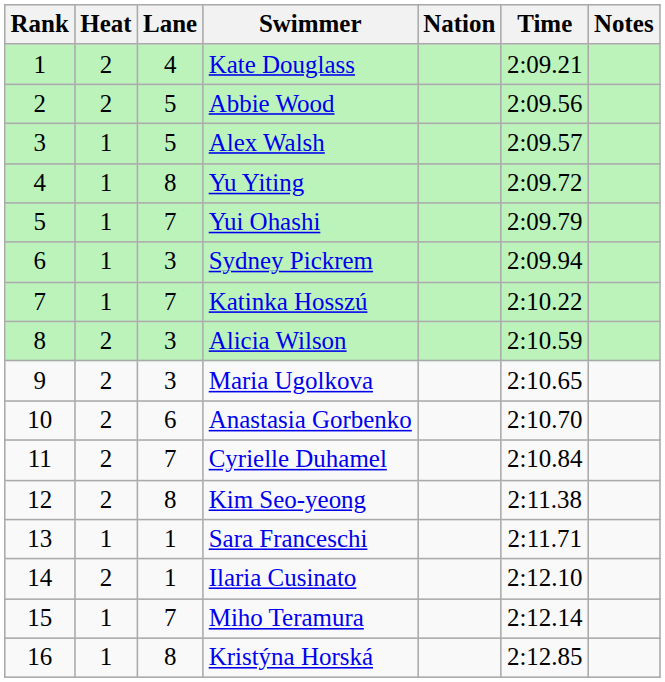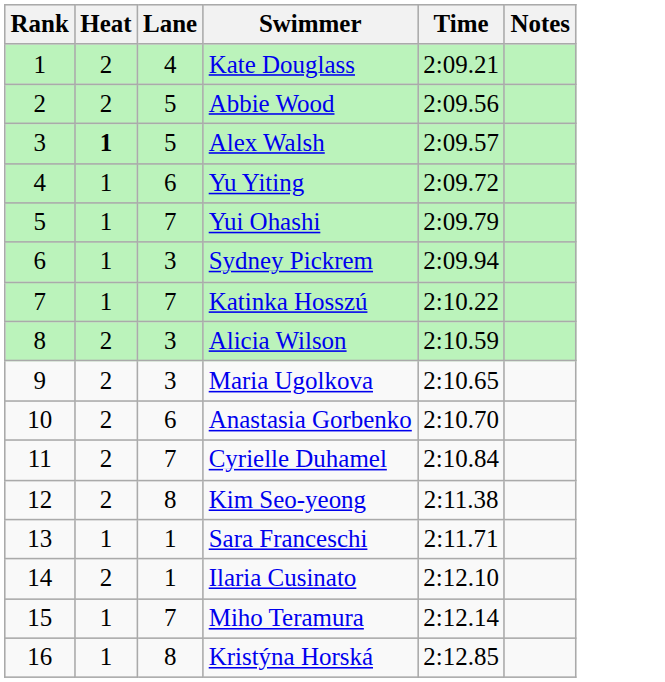- column: (459, 24)
(106, 143) normal -> (106, 143) bold
(170, 182) 8 -> (170, 182) 6
